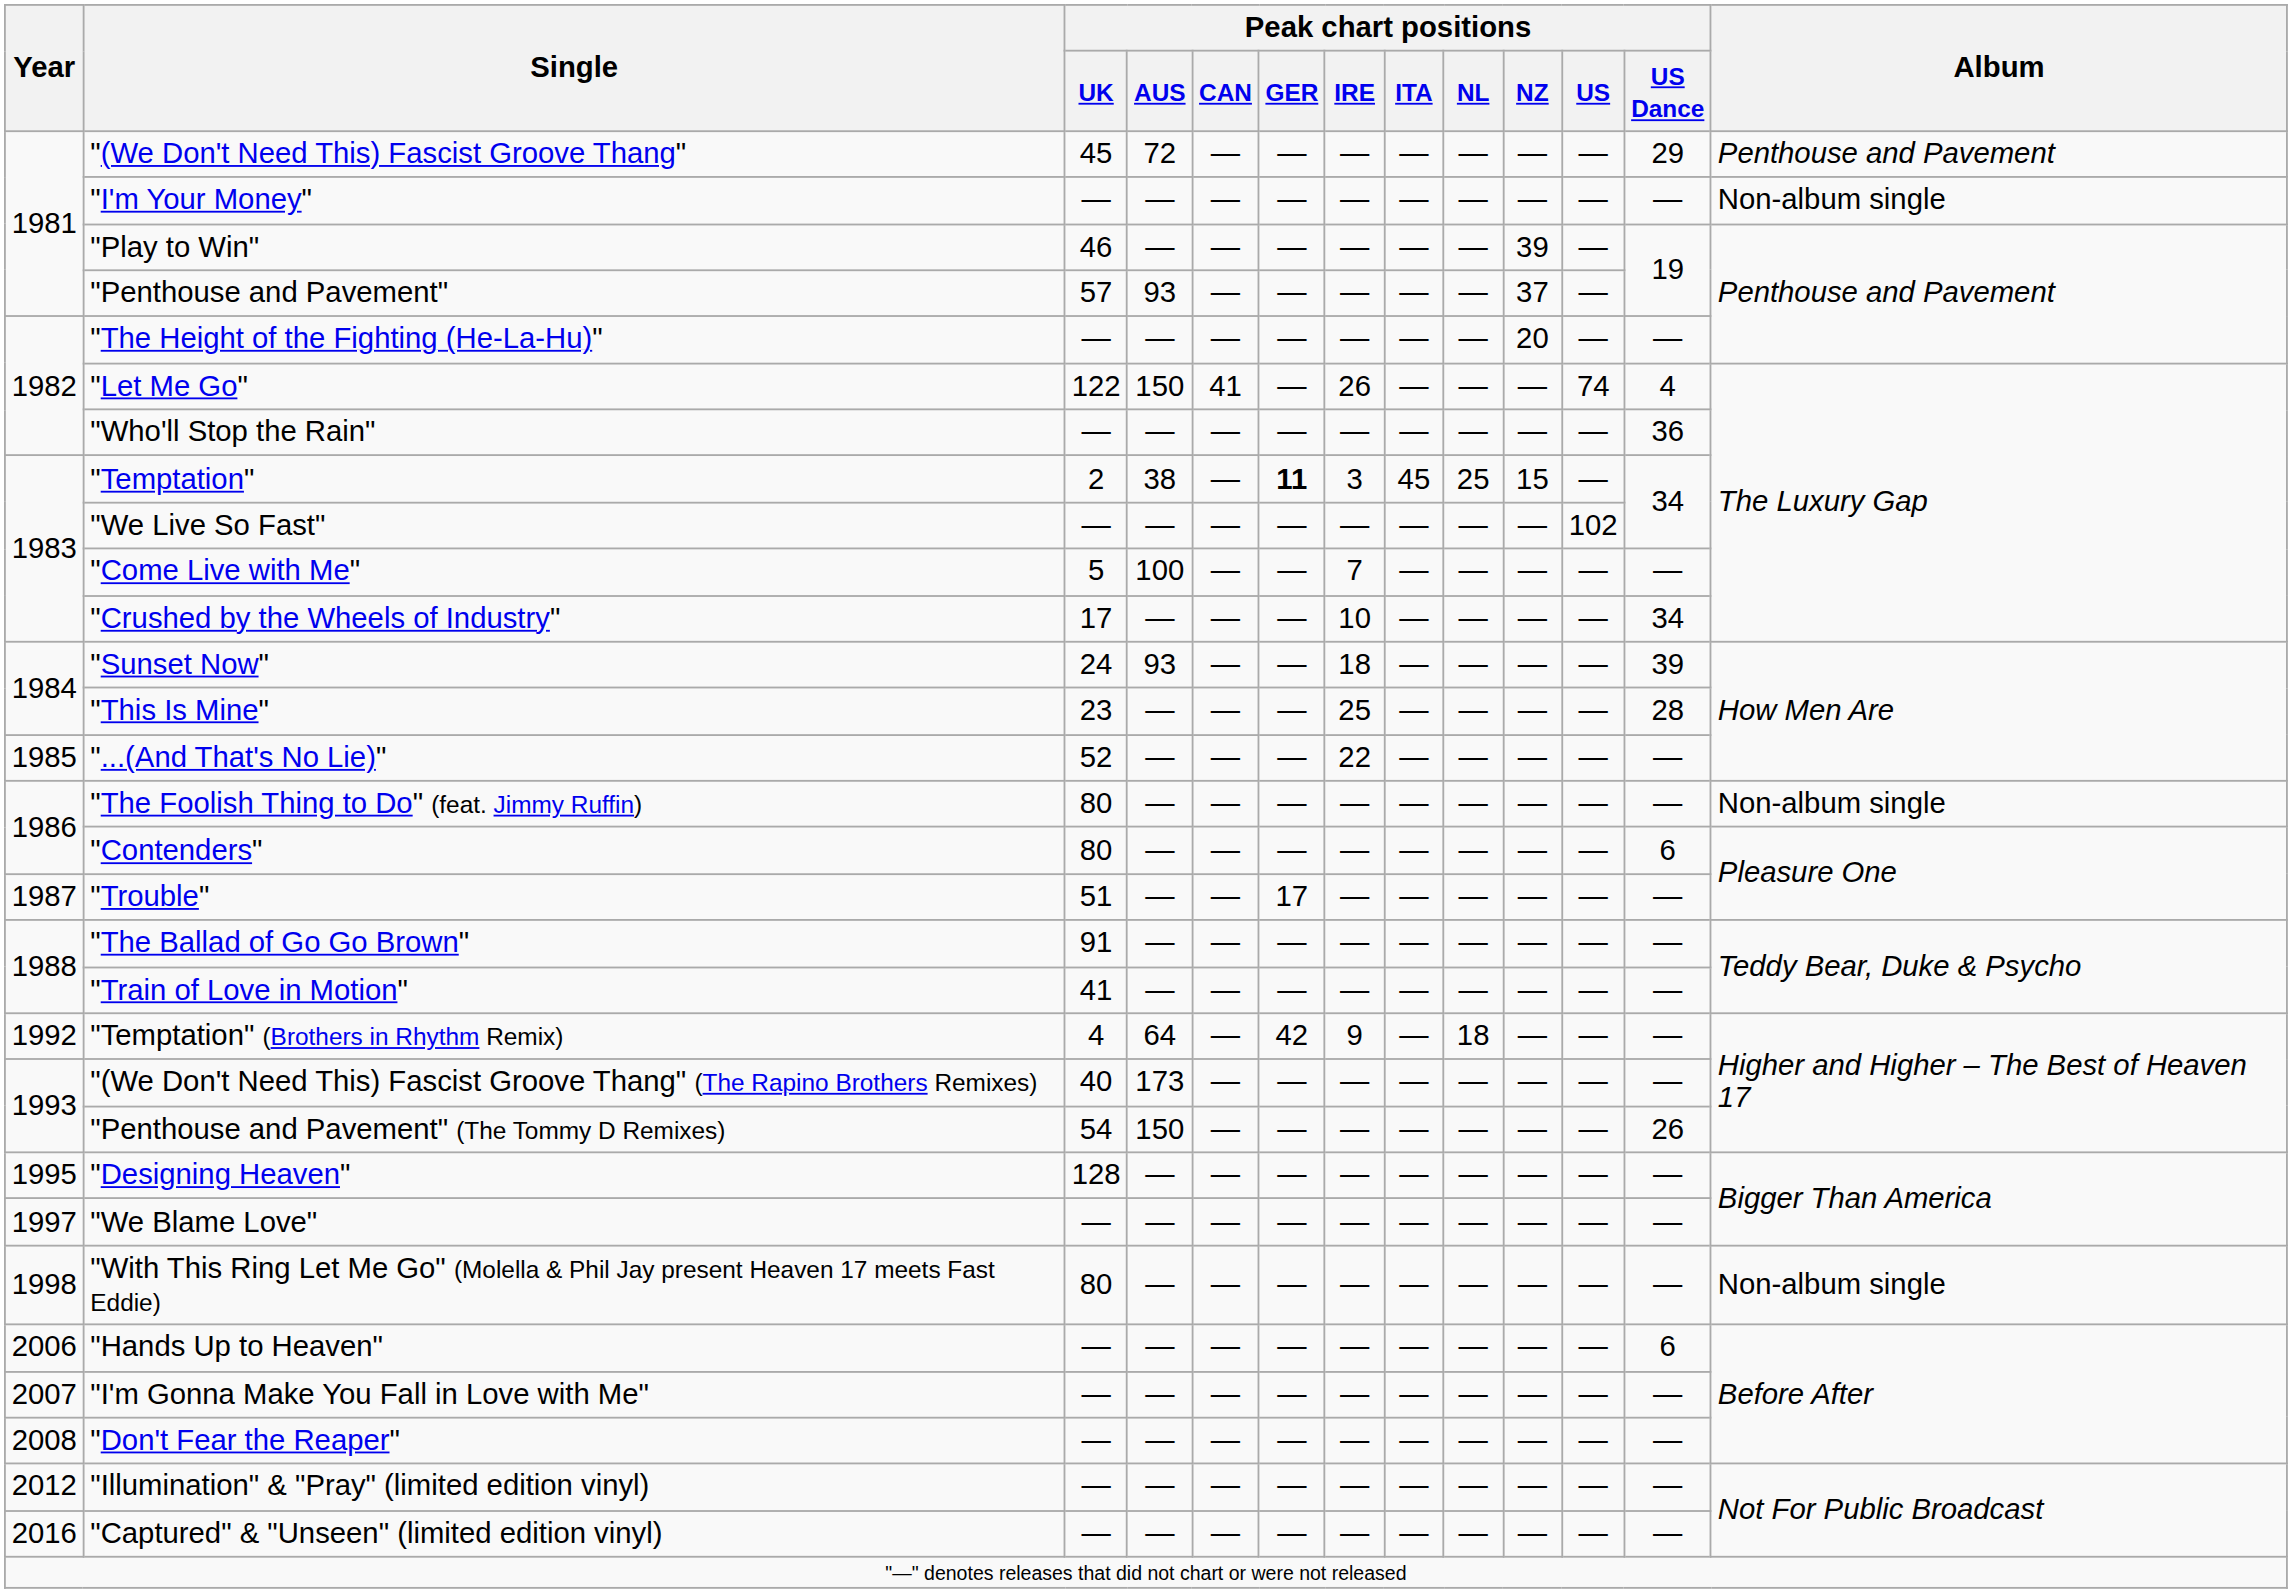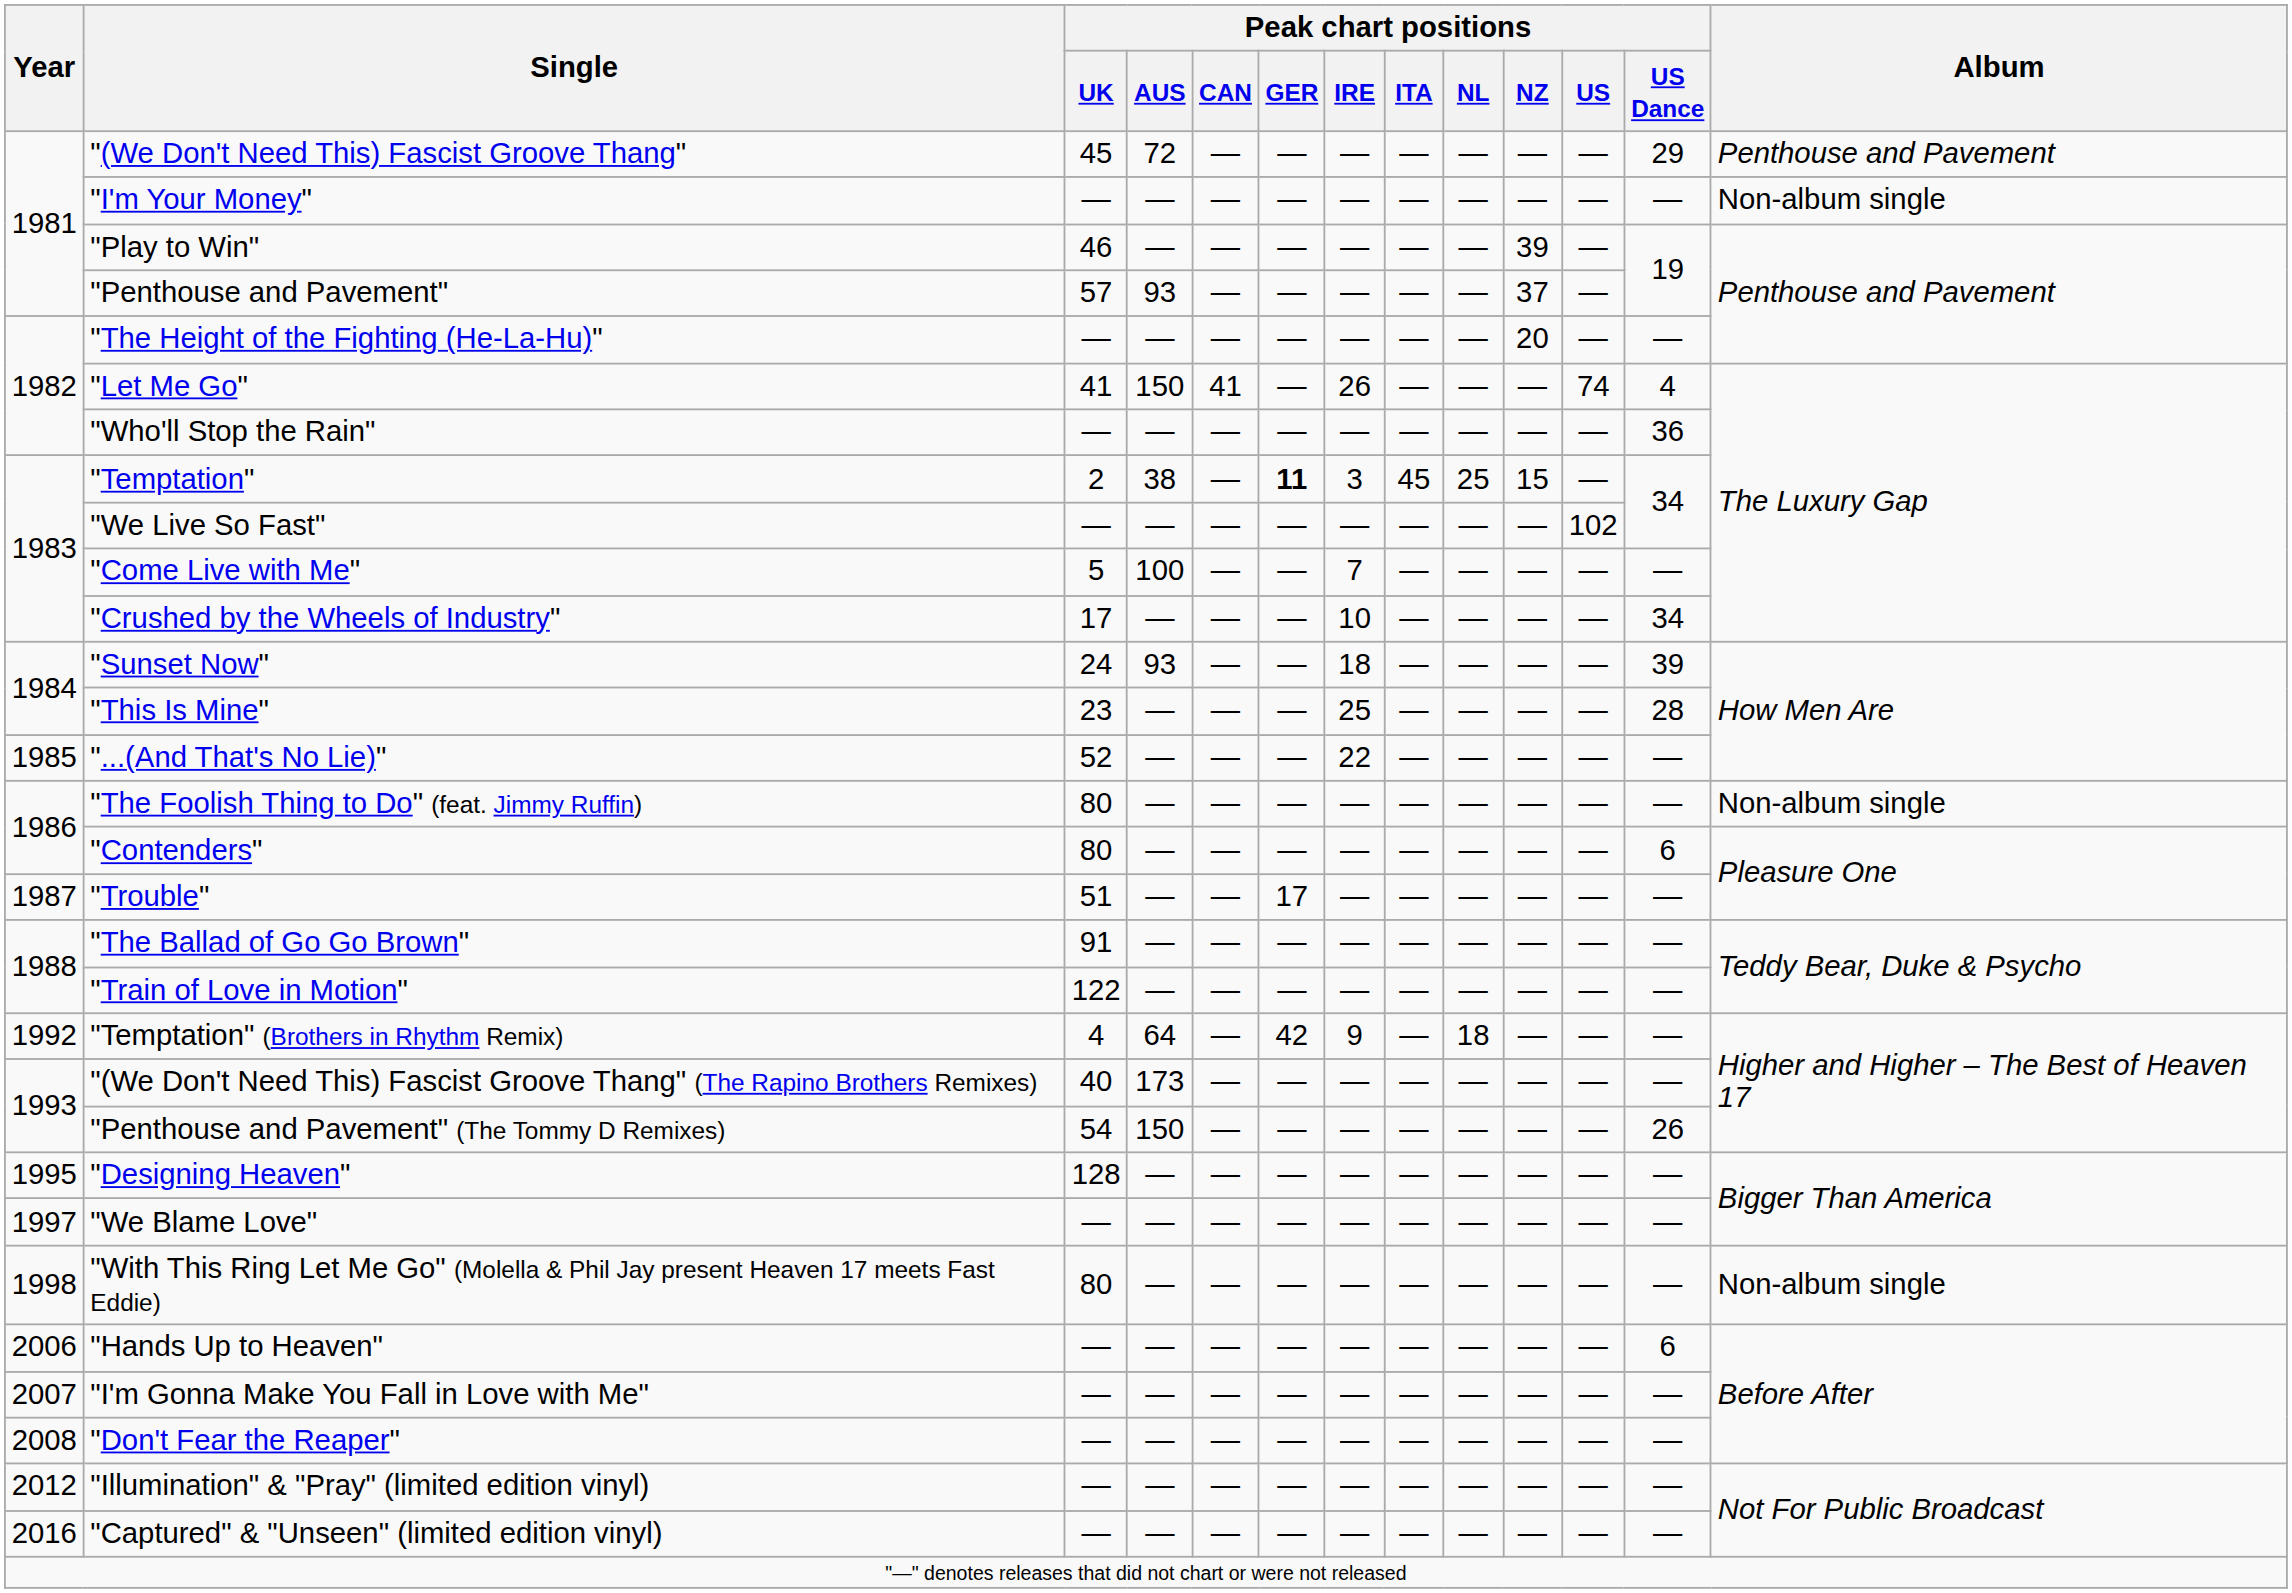(1096, 385) 122 -> (1096, 385) 41
(1096, 989) 41 -> (1096, 989) 122
